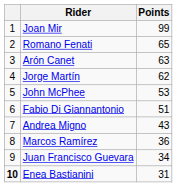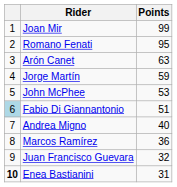(164, 45) 65 -> (164, 45) 95
(164, 77) 62 -> (164, 77) 59
(12, 109) no background -> (12, 109) lightblue background
(164, 125) 43 -> (164, 125) 40
(164, 158) 34 -> (164, 158) 32
